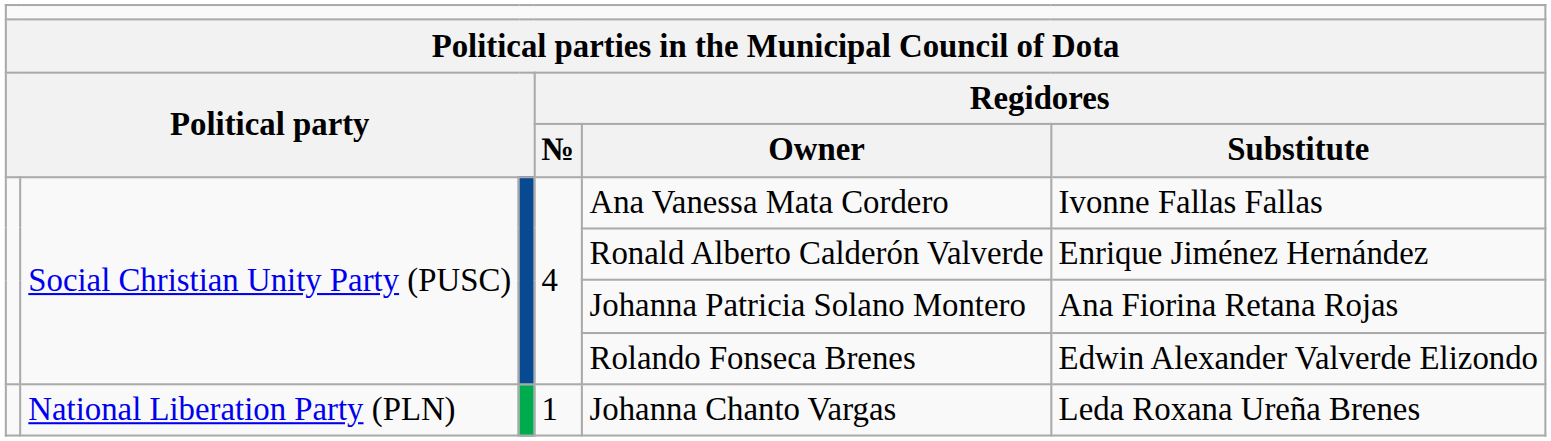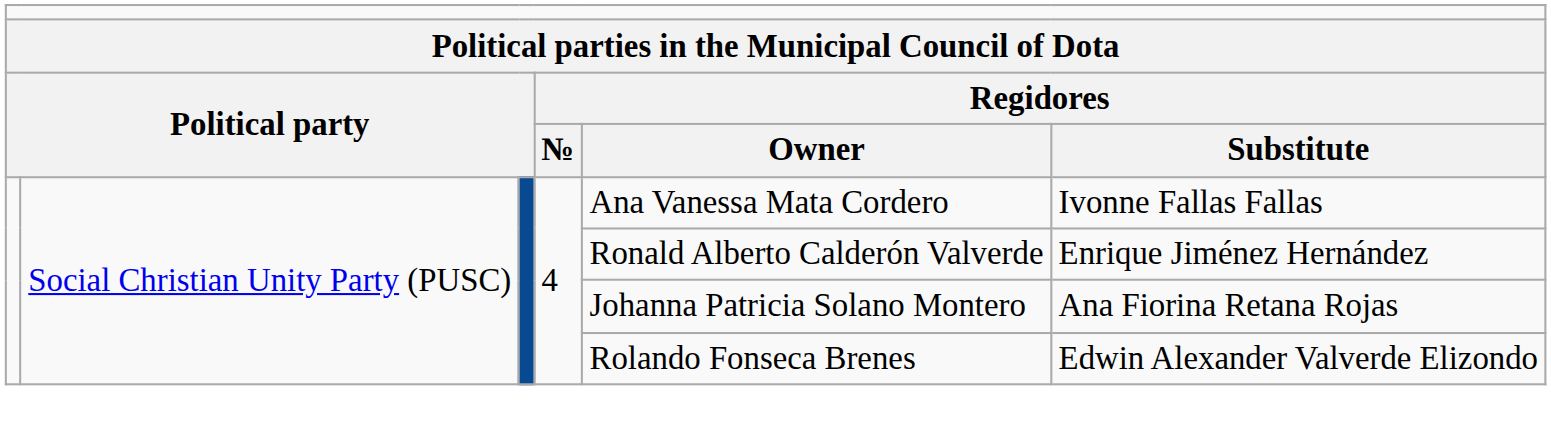- row: (242, 409)
